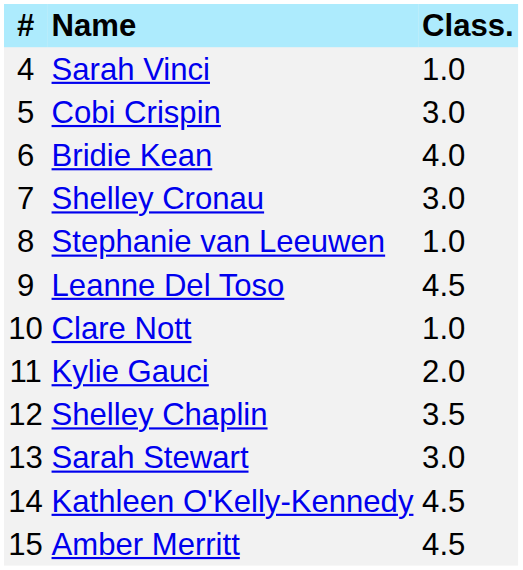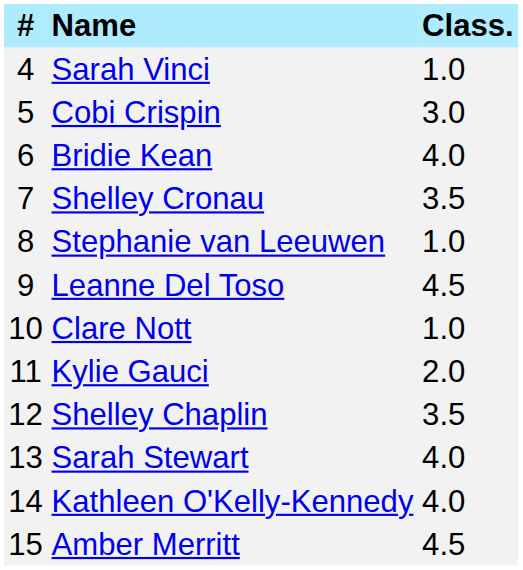(444, 198) 3.0 -> (444, 198) 3.5
(444, 458) 3.0 -> (444, 458) 4.0
(444, 501) 4.5 -> (444, 501) 4.0
